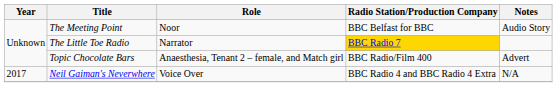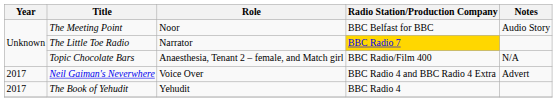(516, 58) Advert -> (510, 58) N/A
(510, 74) N/A -> (516, 74) Advert
+ row: (89, 89)
